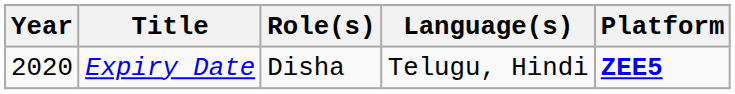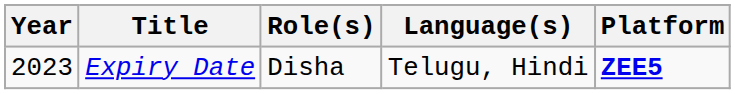(42, 68) 2020 -> (42, 68) 2023
